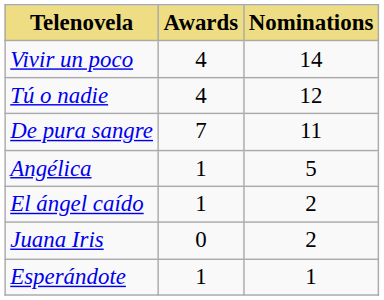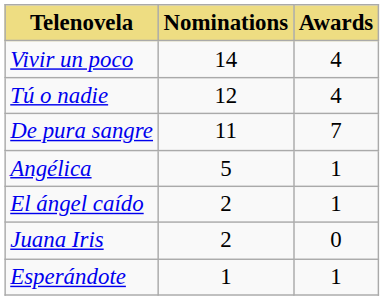columns swapped: (311, 22) <-> (201, 22)
